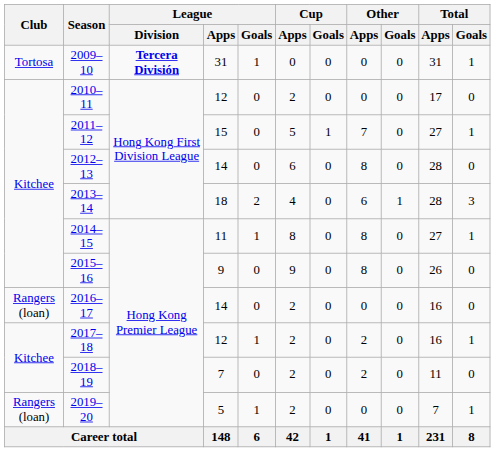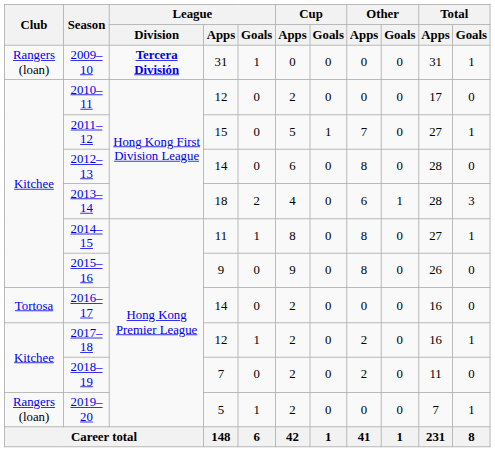(34, 62) Tortosa -> (34, 62) Rangers (loan)
(34, 305) Rangers (loan) -> (34, 305) Tortosa
